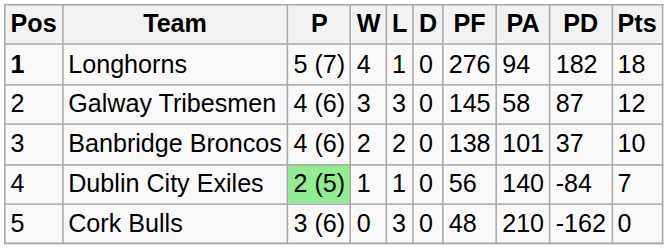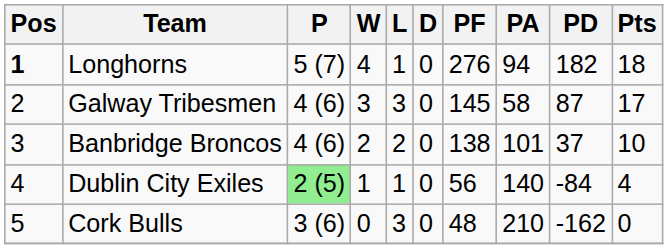(632, 104) 12 -> (632, 104) 17
(625, 183) 7 -> (625, 183) 4
